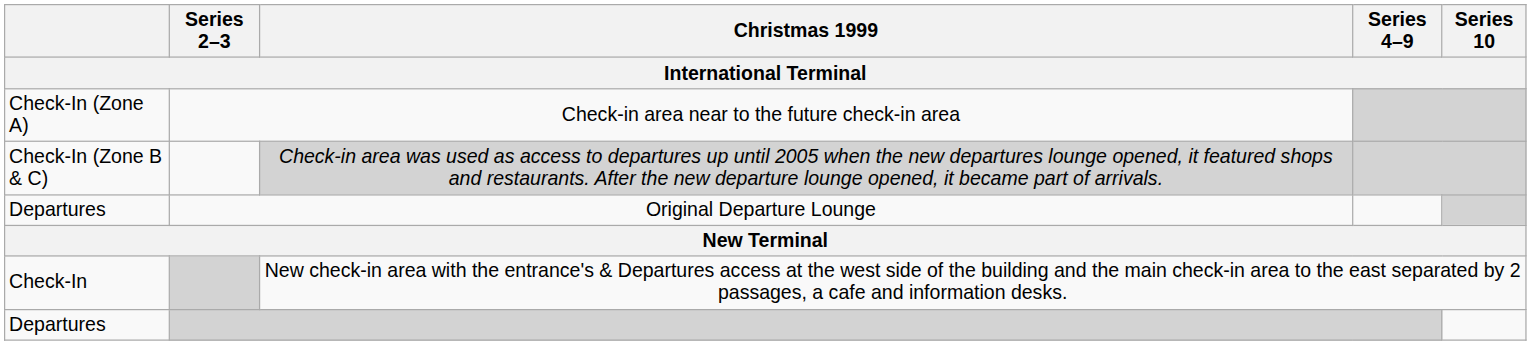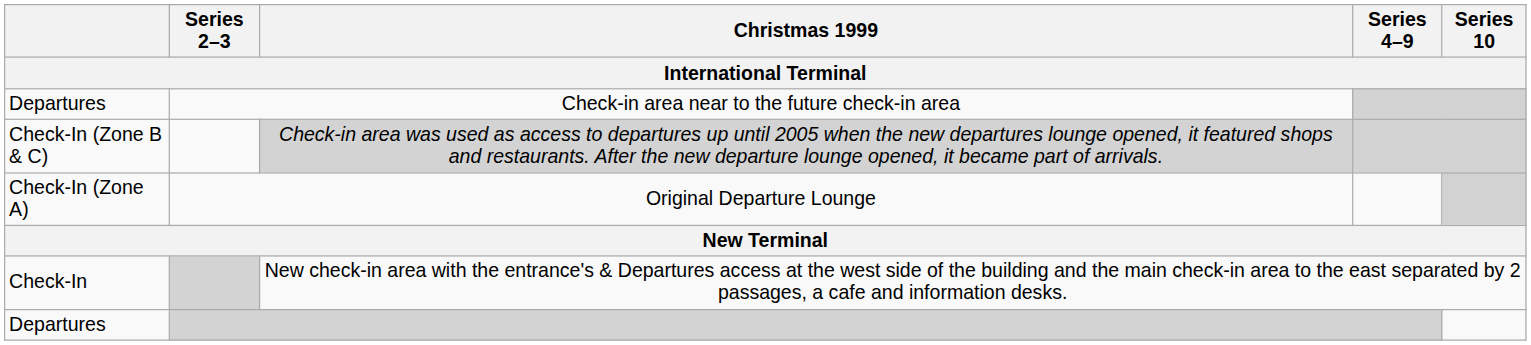(76, 114) Check-In (Zone A) -> (57, 103) Departures
(57, 209) Departures -> (76, 198) Check-In (Zone A)
